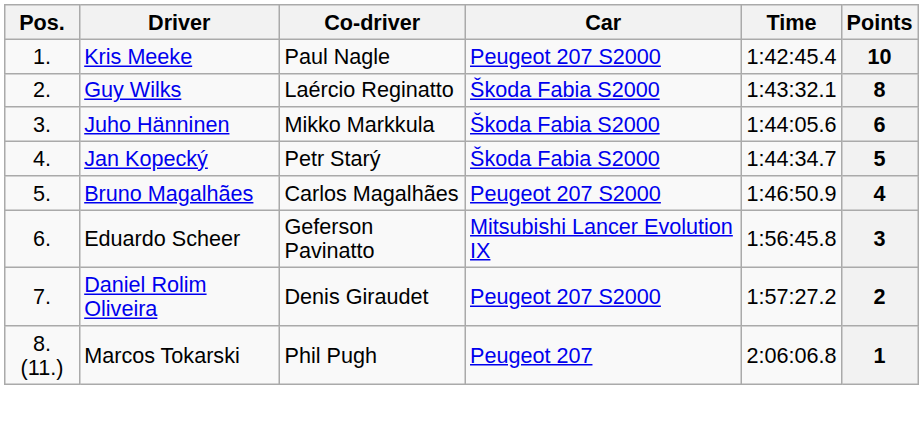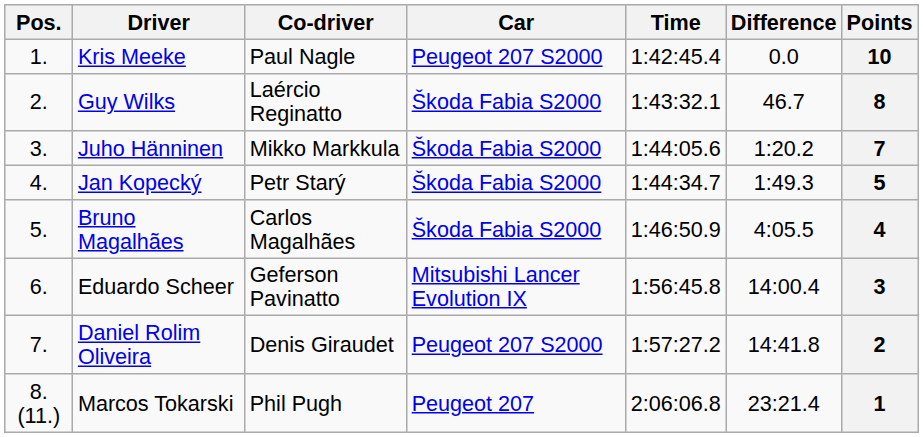+ column: (784, 22)
(880, 125) 6 -> (880, 149) 7
(565, 193) Peugeot 207 S2000 -> (507, 229) Škoda Fabia S2000
